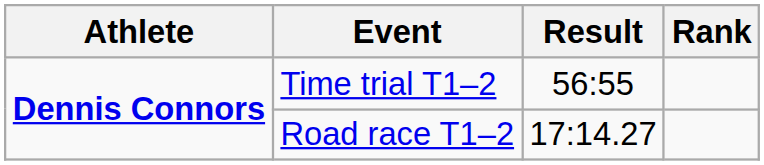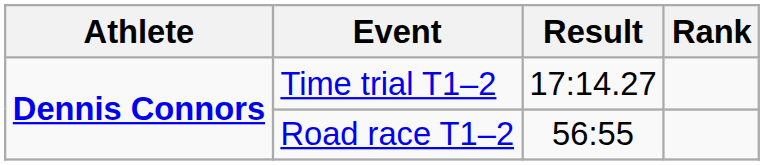(593, 83) 56:55 -> (593, 83) 17:14.27
(593, 135) 17:14.27 -> (593, 135) 56:55
